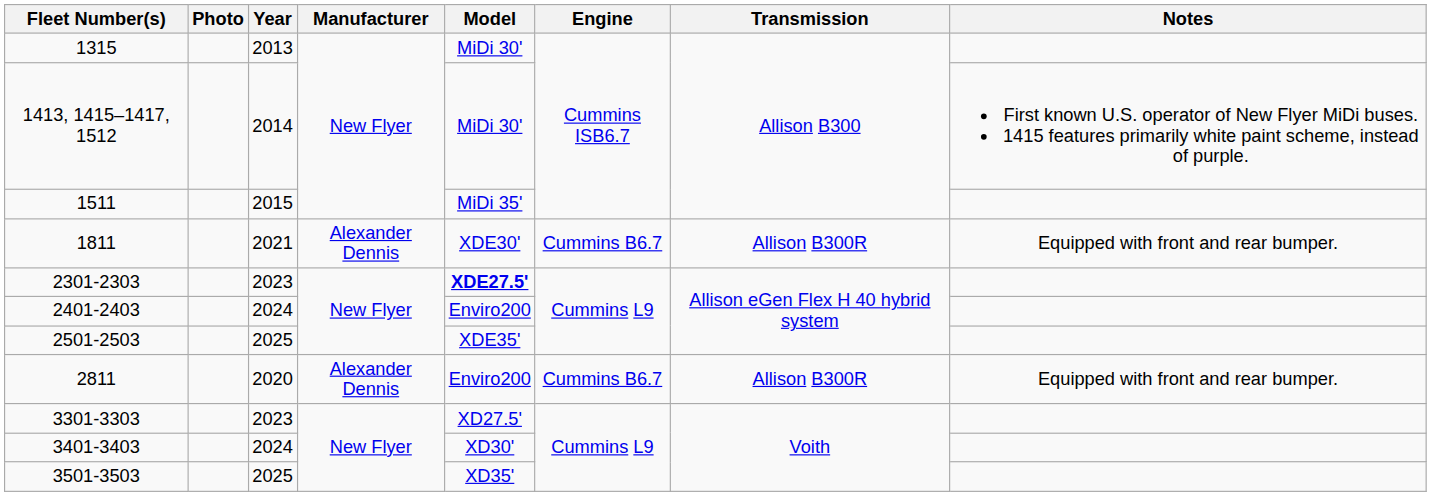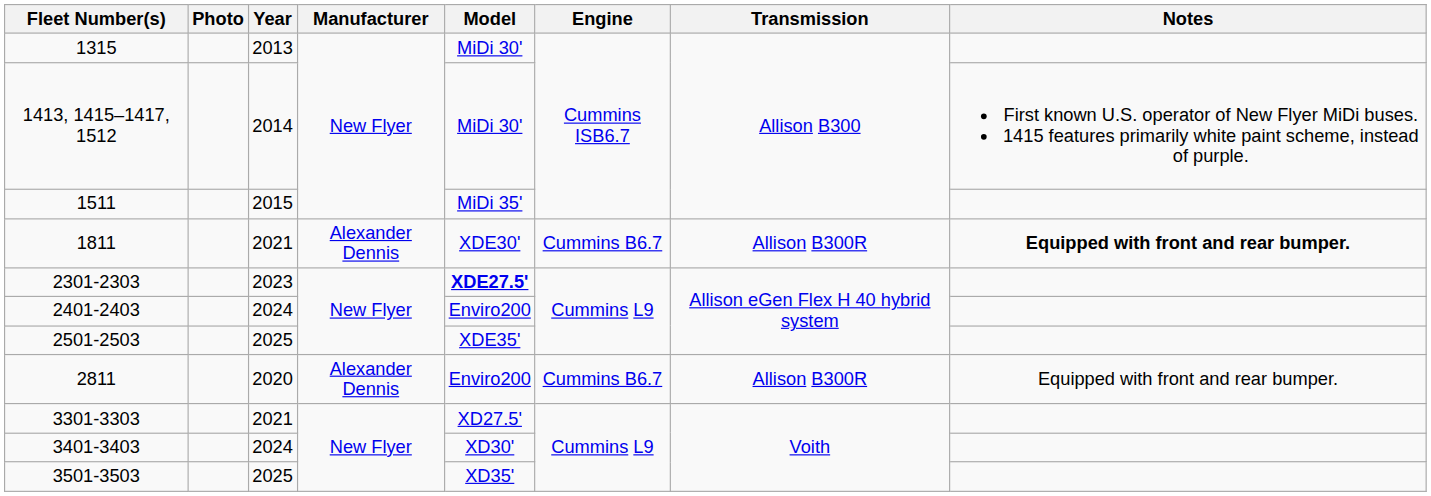(1188, 242) normal -> (1188, 242) bold
(273, 418) 2023 -> (273, 418) 2021
